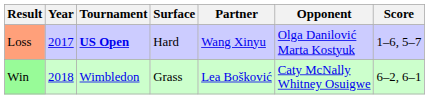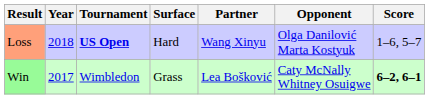(61, 42) 2017 -> (61, 42) 2018
(61, 76) 2018 -> (61, 76) 2017
(399, 76) normal -> (399, 76) bold
